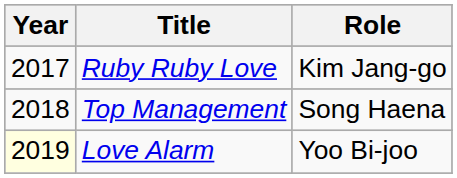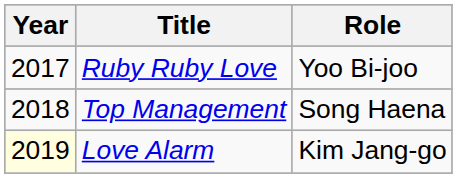(373, 67) Kim Jang-go -> (358, 67) Yoo Bi-joo
(358, 151) Yoo Bi-joo -> (373, 151) Kim Jang-go
